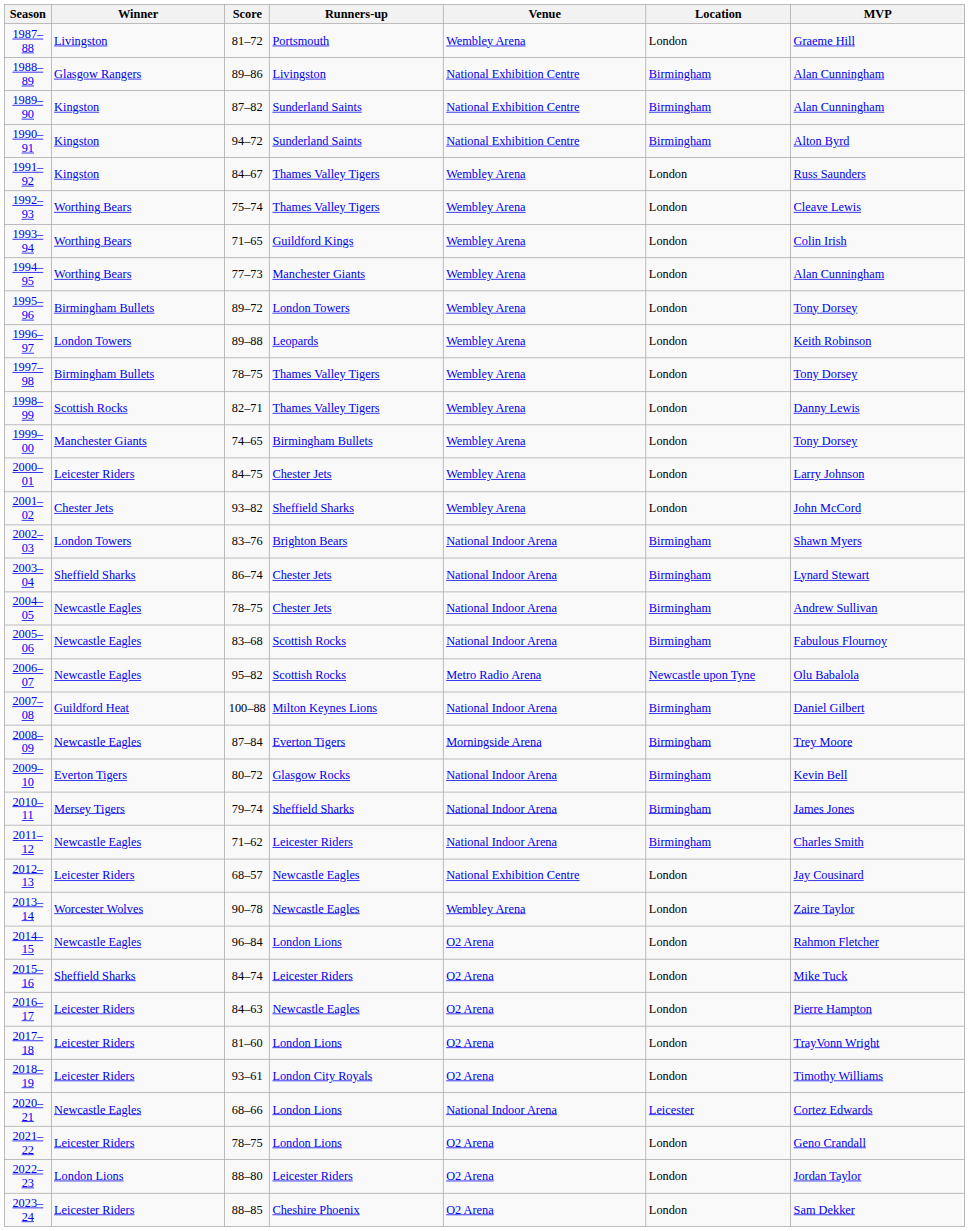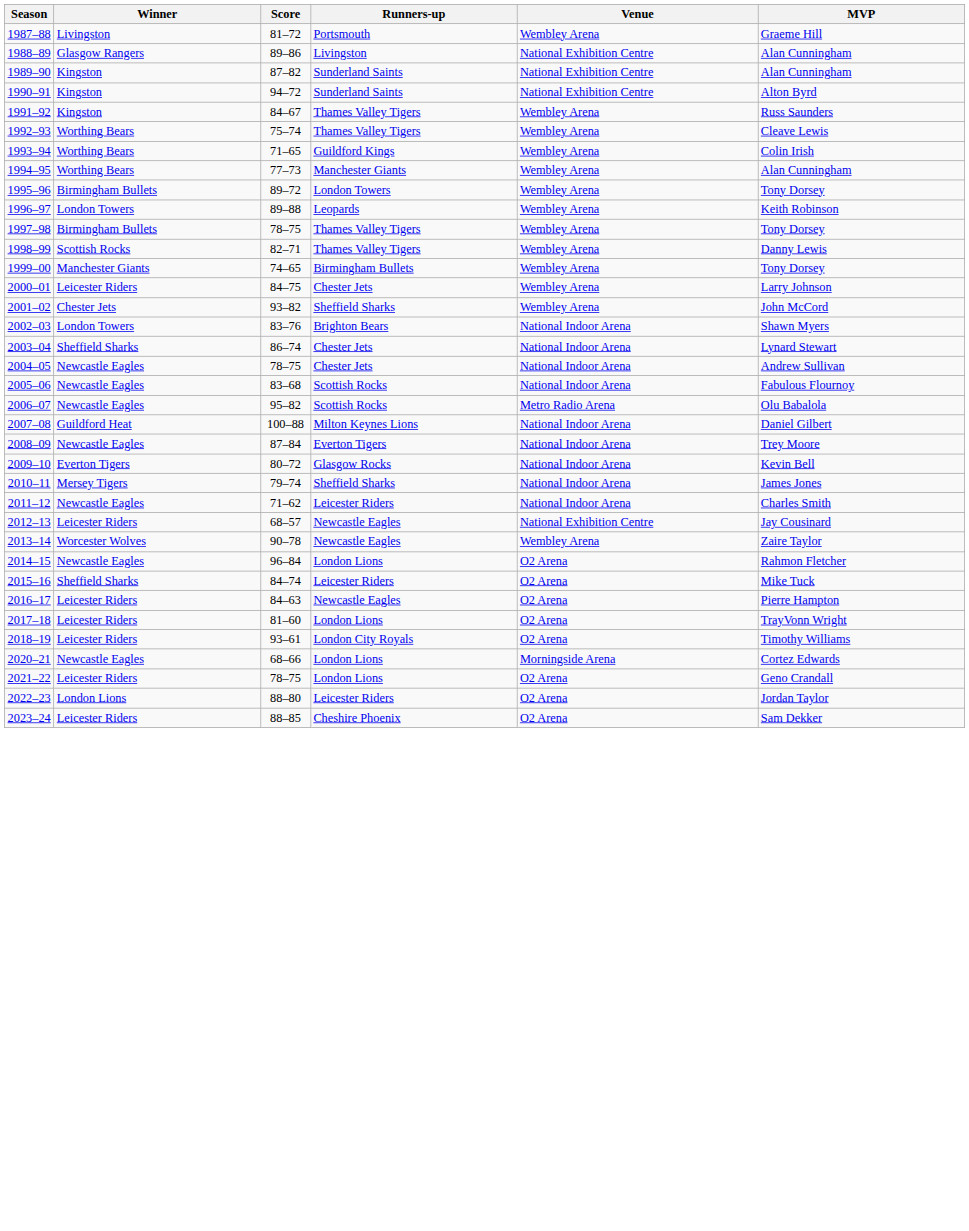- column: (718, 14)
(494, 742) Morningside Arena -> (575, 444) National Indoor Arena
(502, 1109) National Indoor Arena -> (568, 659) Morningside Arena
